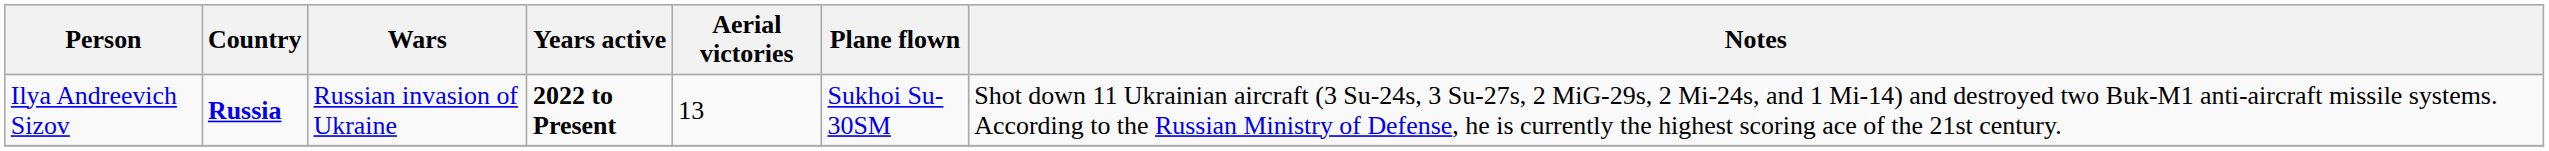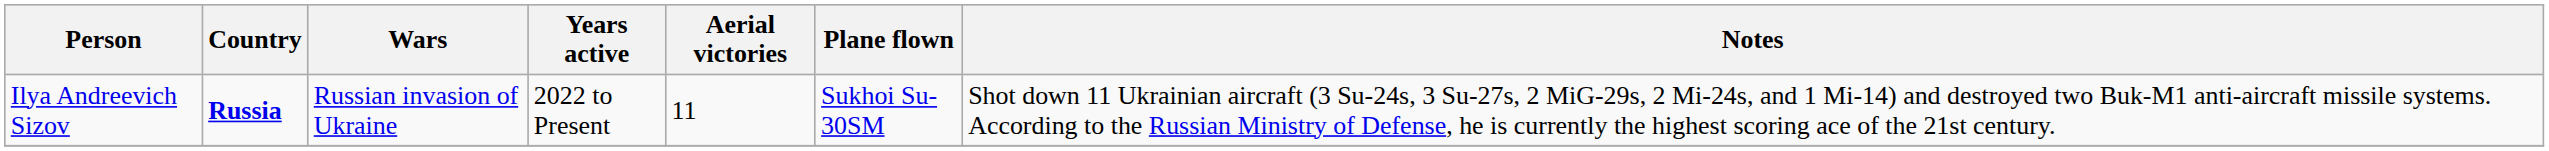(575, 109) bold -> (573, 109) normal
(691, 109) 13 -> (684, 109) 11
